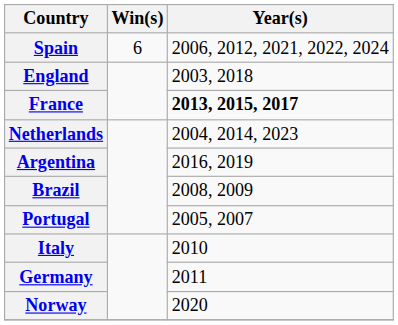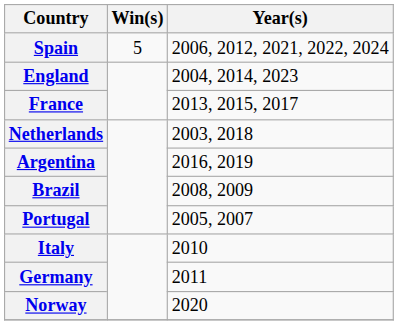(137, 47) 6 -> (137, 47) 5
(212, 76) 2003, 2018 -> (235, 76) 2004, 2014, 2023
(235, 104) bold -> (235, 104) normal
(235, 133) 2004, 2014, 2023 -> (212, 133) 2003, 2018
